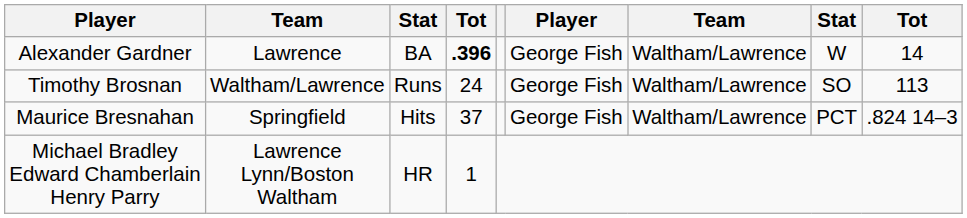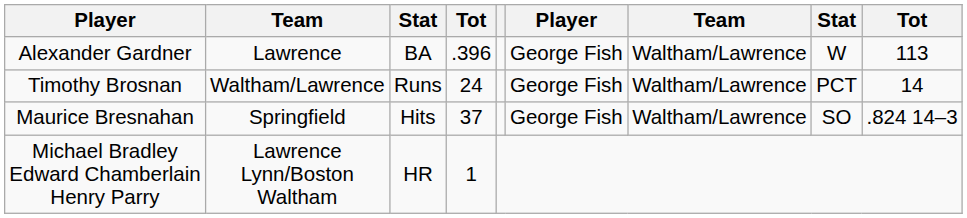(471, 53) bold -> (471, 53) normal
(912, 53) 14 -> (912, 53) 113
(837, 85) SO -> (837, 85) PCT
(912, 85) 113 -> (912, 85) 14
(837, 118) PCT -> (837, 118) SO
